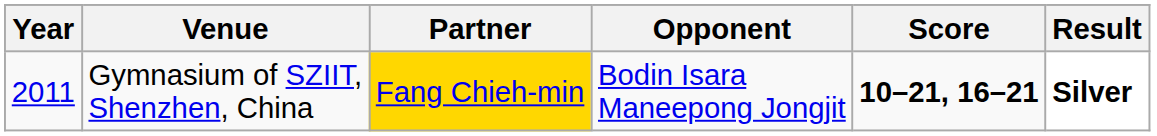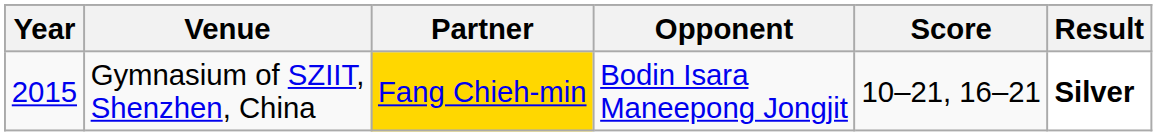(43, 91) 2011 -> (44, 91) 2015
(949, 91) bold -> (951, 91) normal
